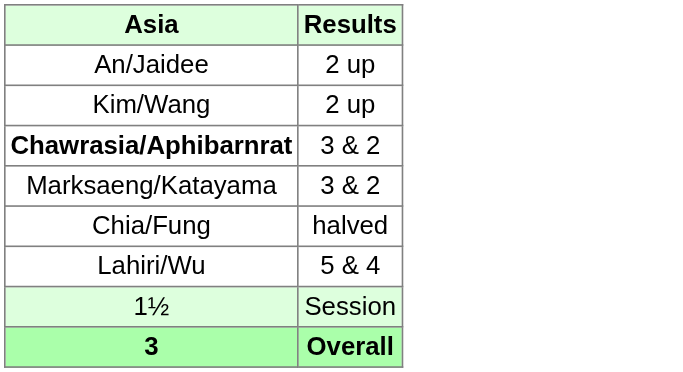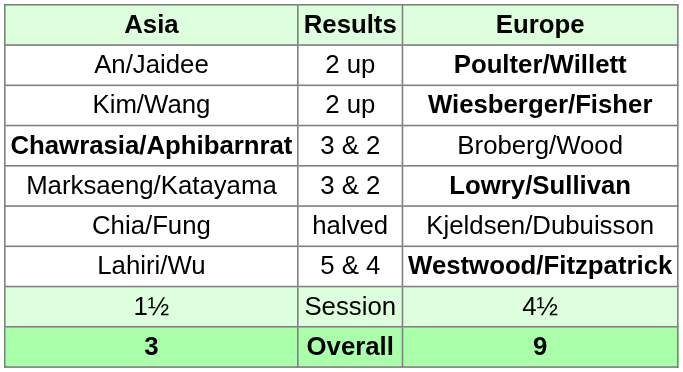+ column: (540, 24)
